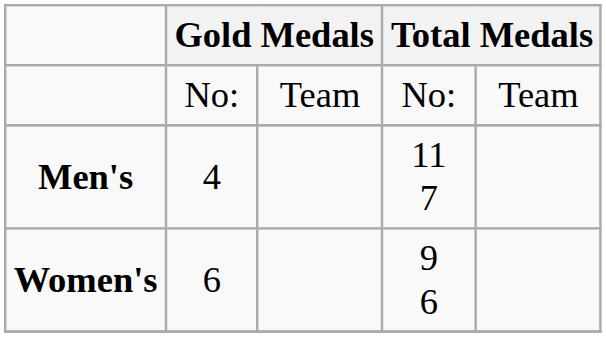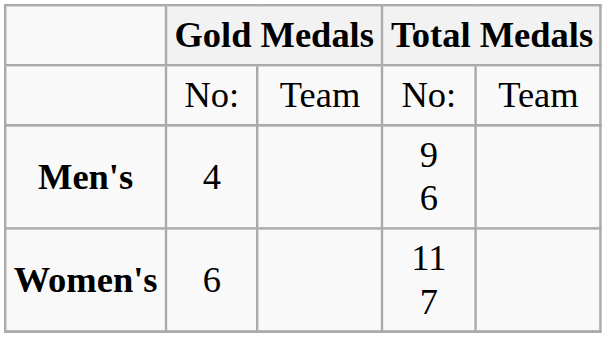(429, 176) 11 7 -> (429, 176) 9 6
(429, 280) 9 6 -> (429, 280) 11 7
